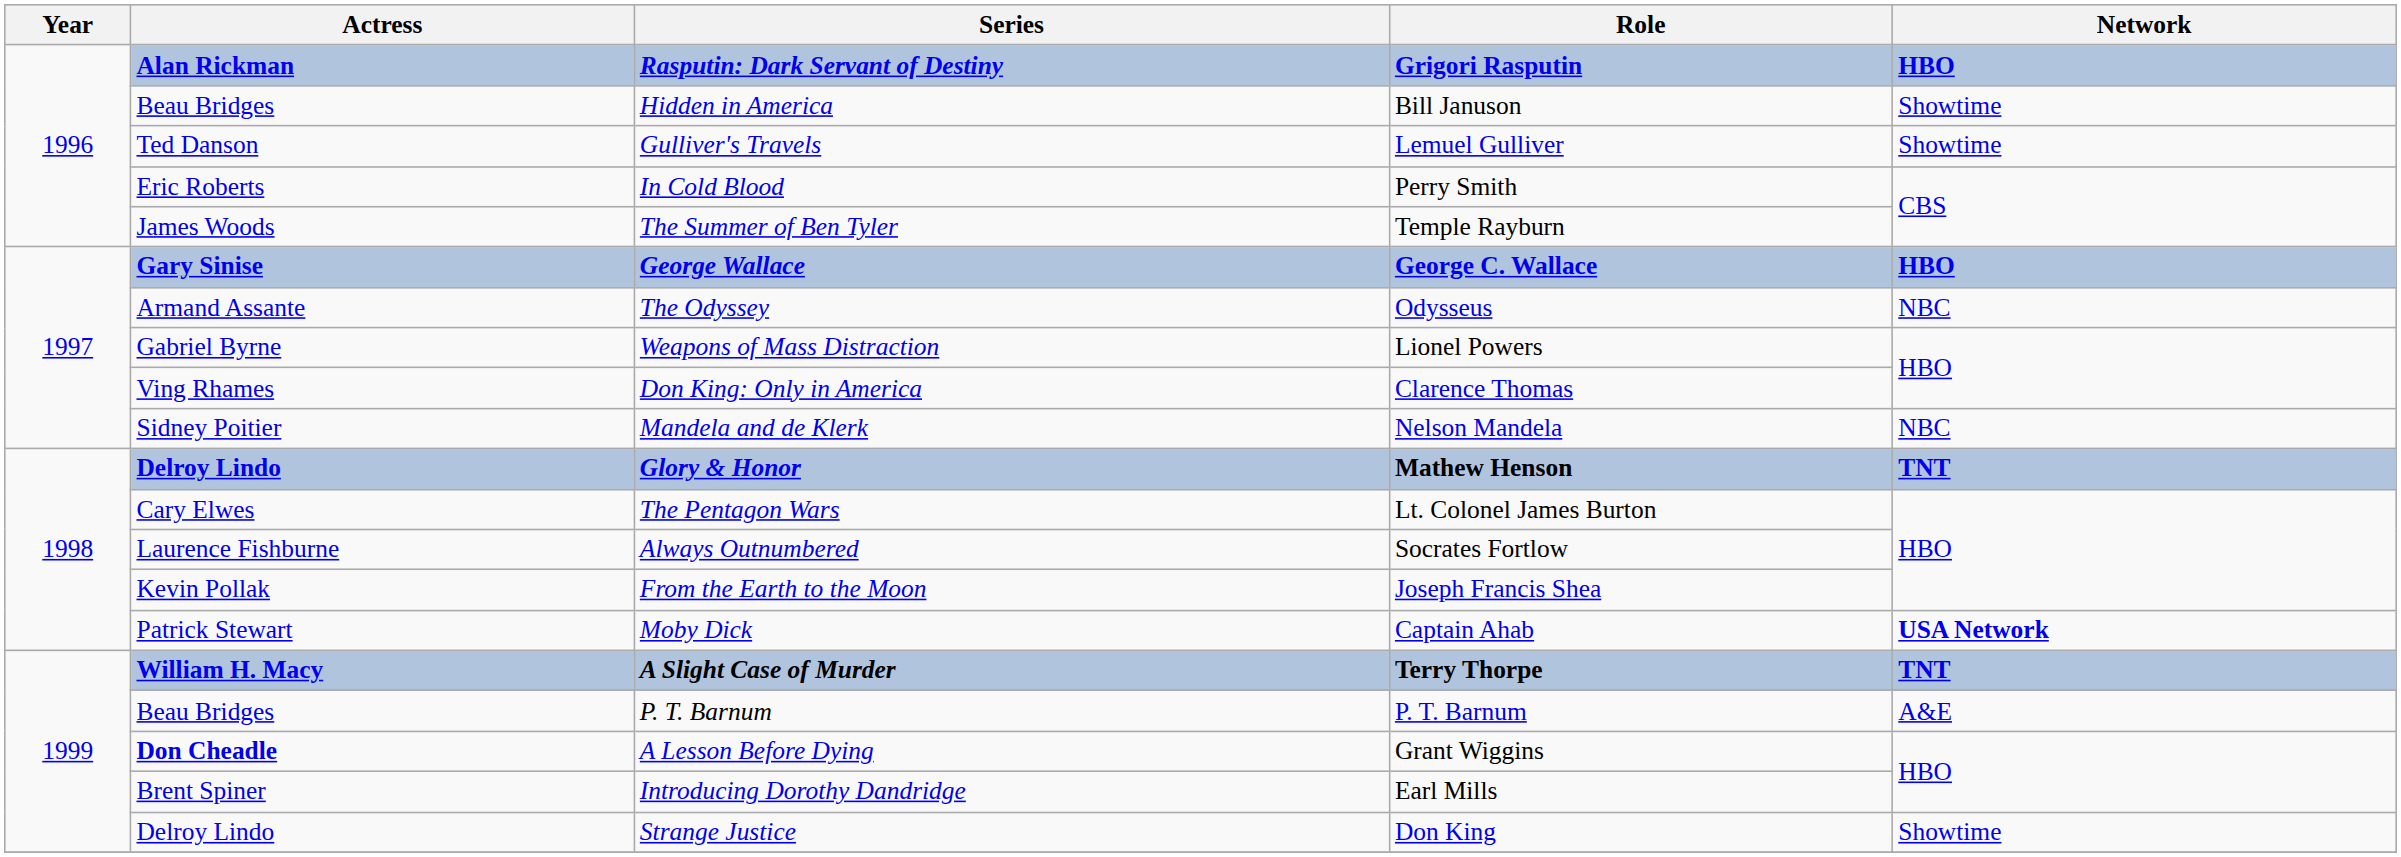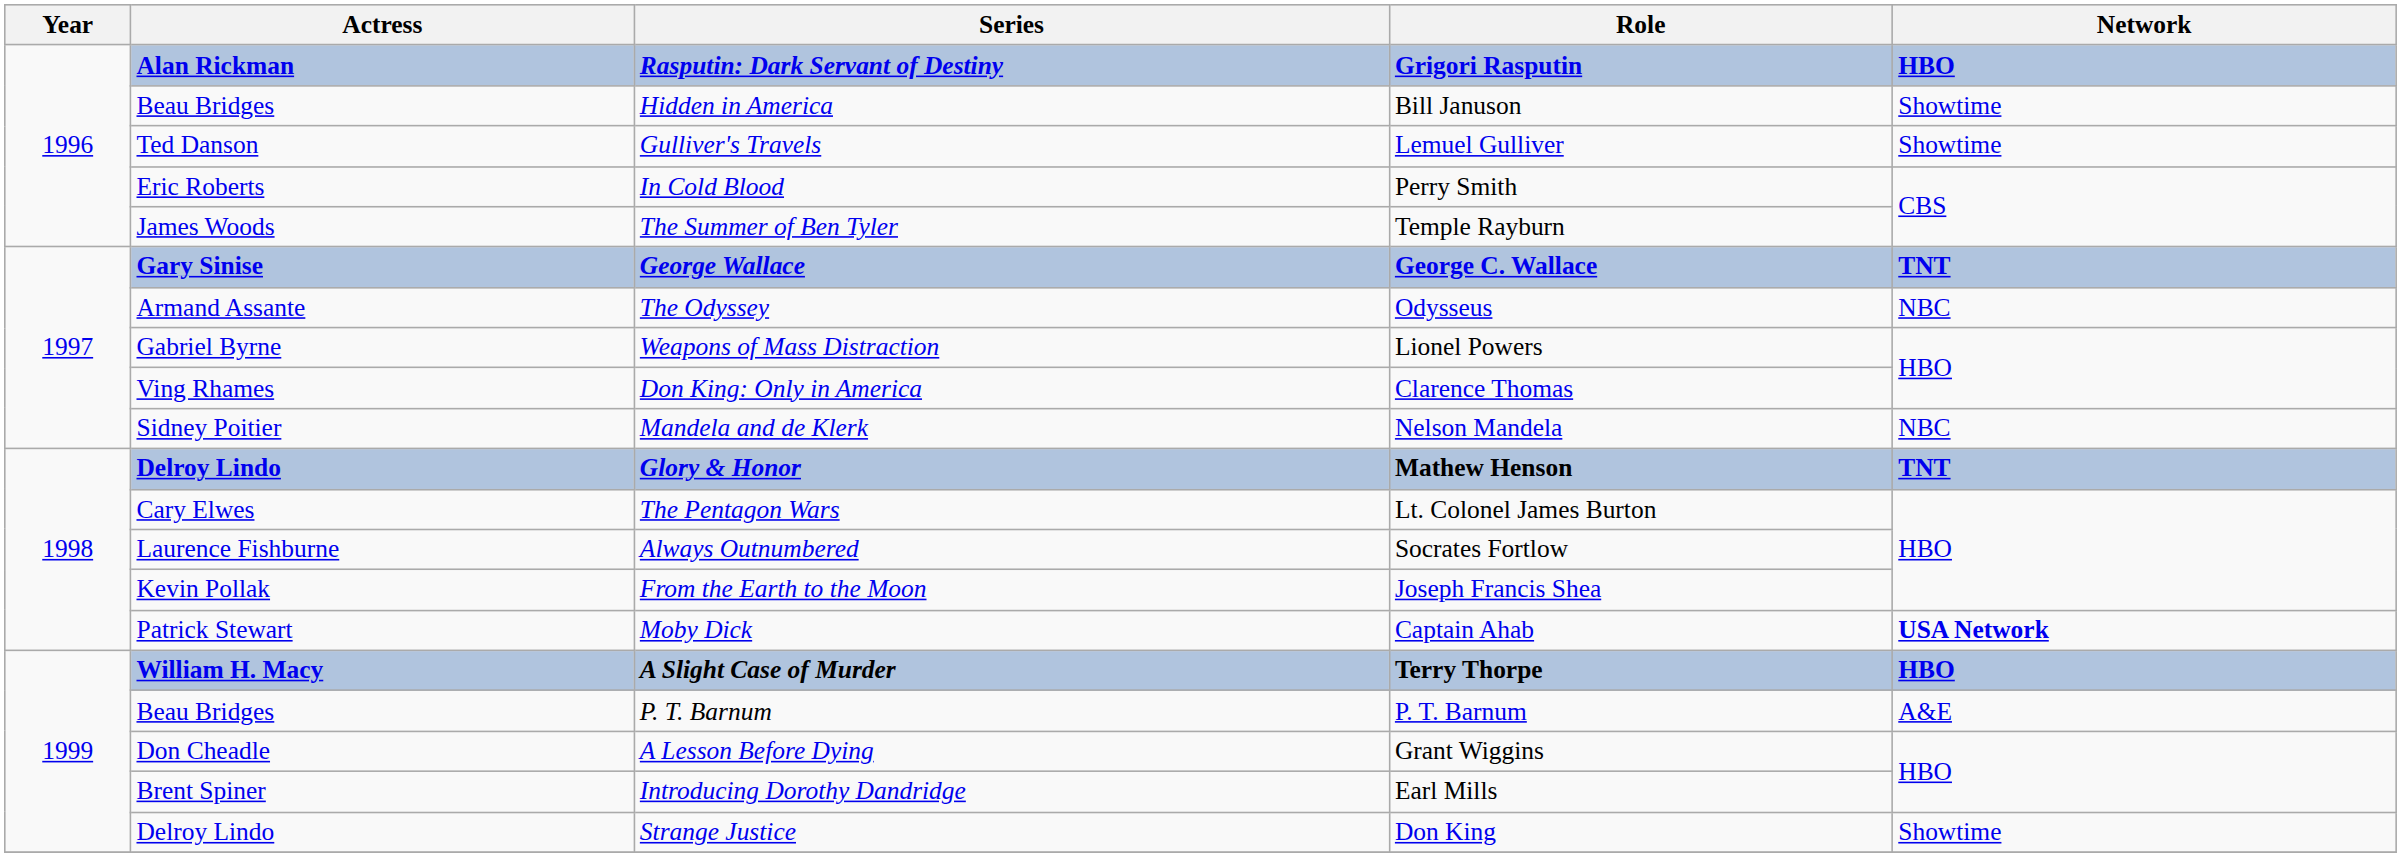(1927, 266) HBO -> (1924, 266) TNT
(1924, 670) TNT -> (1927, 670) HBO
(207, 750) bold -> (203, 750) normal
